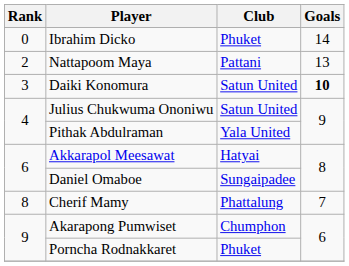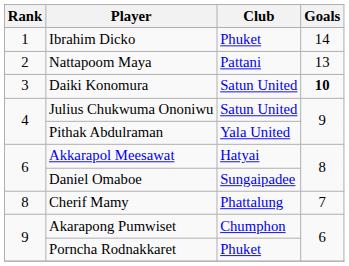(25, 39) 0 -> (25, 39) 1
